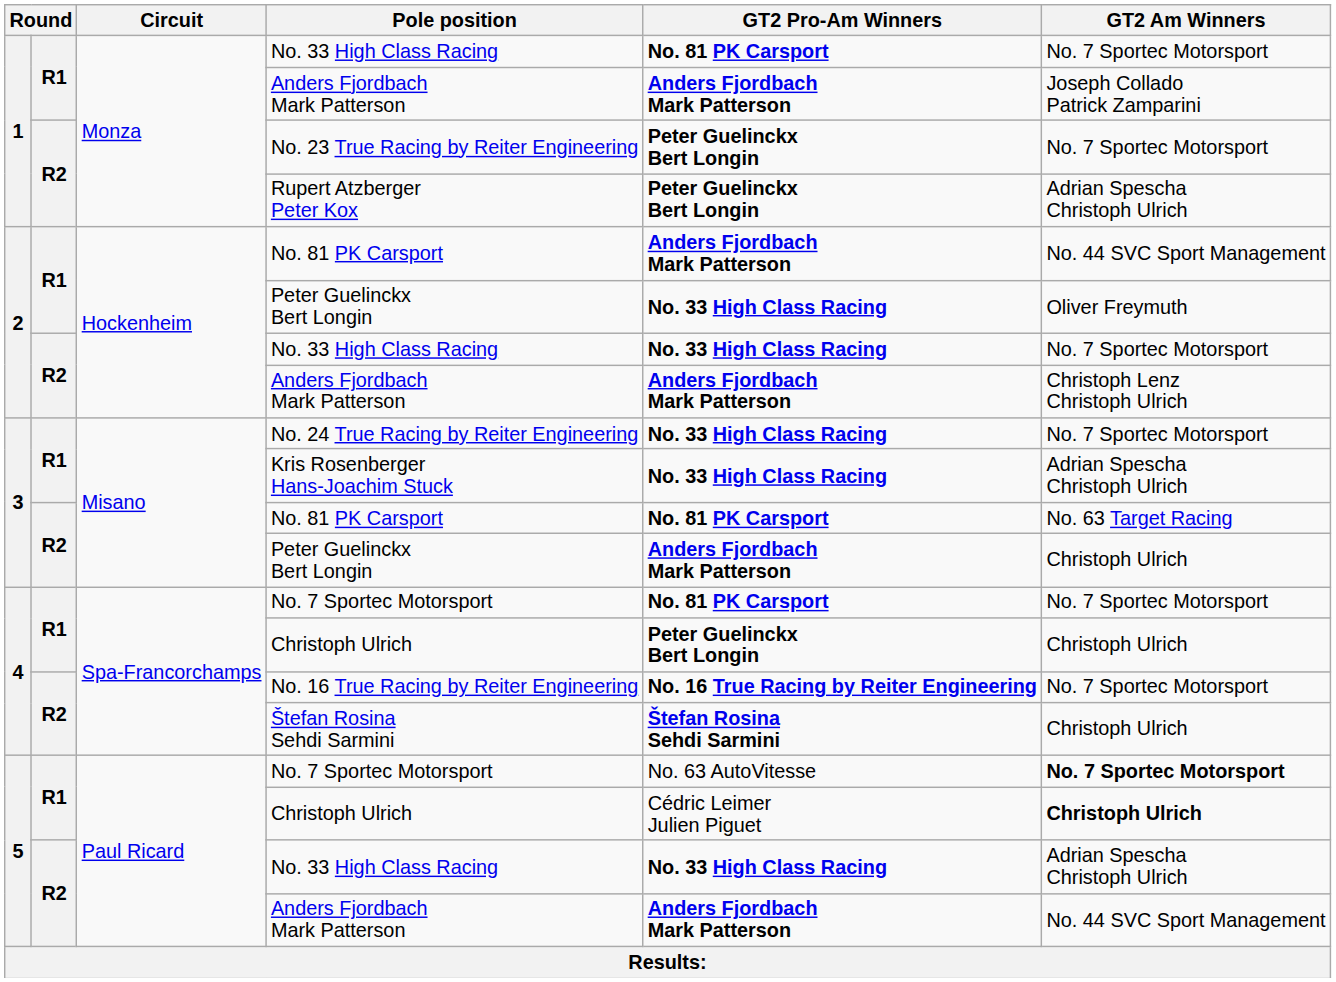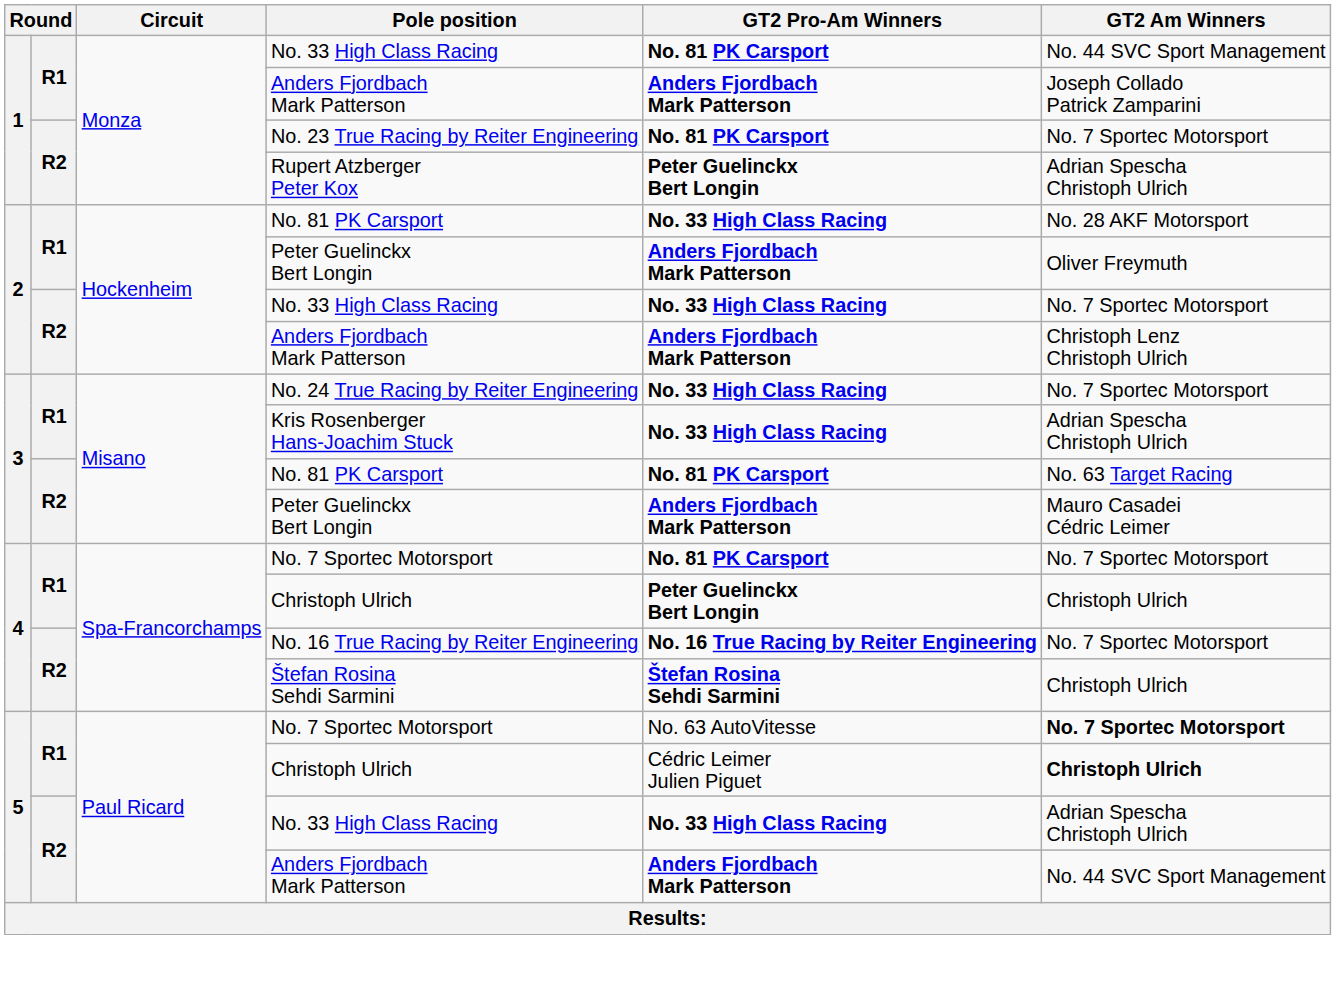(1157, 51) No. 7 Sportec Motorsport -> (1186, 51) No. 44 SVC Sport Management
(723, 147) Peter Guelinckx Bert Longin -> (738, 136) No. 81 PK Carsport
(733, 253) Anders Fjordbach Mark Patterson -> (767, 220) No. 33 High Class Racing
(1186, 253) No. 44 SVC Sport Management -> (1147, 220) No. 28 AKF Motorsport
(767, 306) No. 33 High Class Racing -> (733, 263) Anders Fjordbach Mark Patterson
(1117, 560) Christoph Ulrich -> (1114, 516) Mauro Casadei Cédric Leimer
